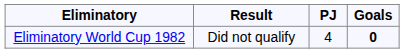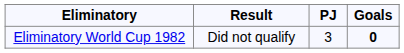(328, 37) 4 -> (328, 37) 3
